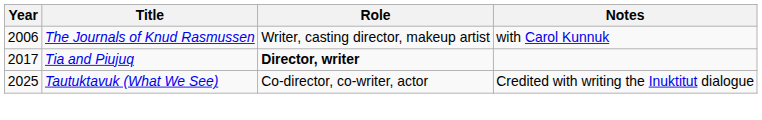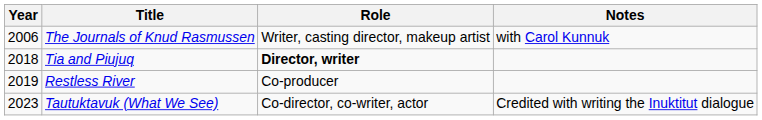(23, 59) 2017 -> (23, 59) 2018
+ row: (90, 81)
(23, 81) 2025 -> (23, 103) 2023
